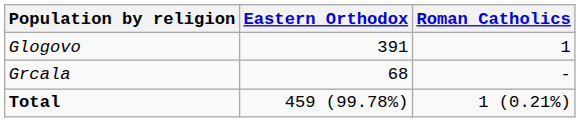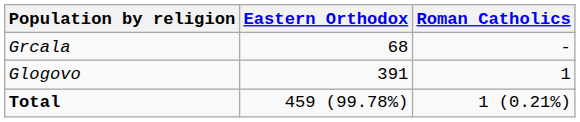rows swapped: (45, 47) <-> (40, 75)
